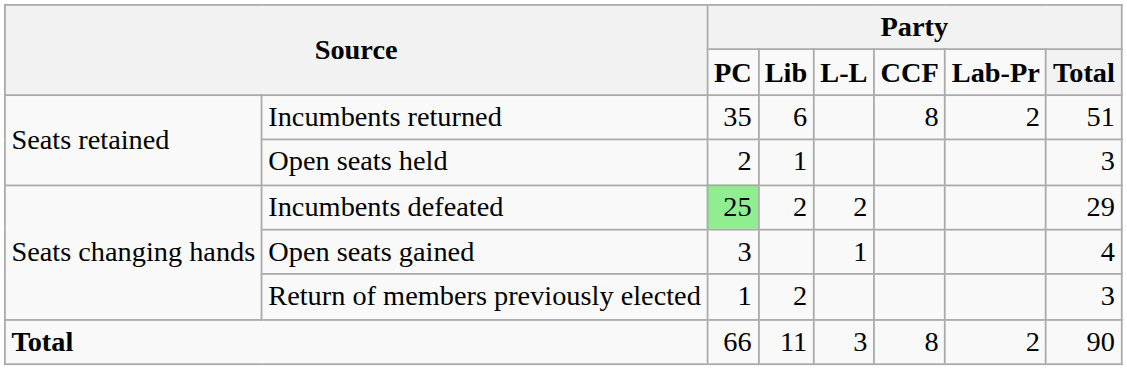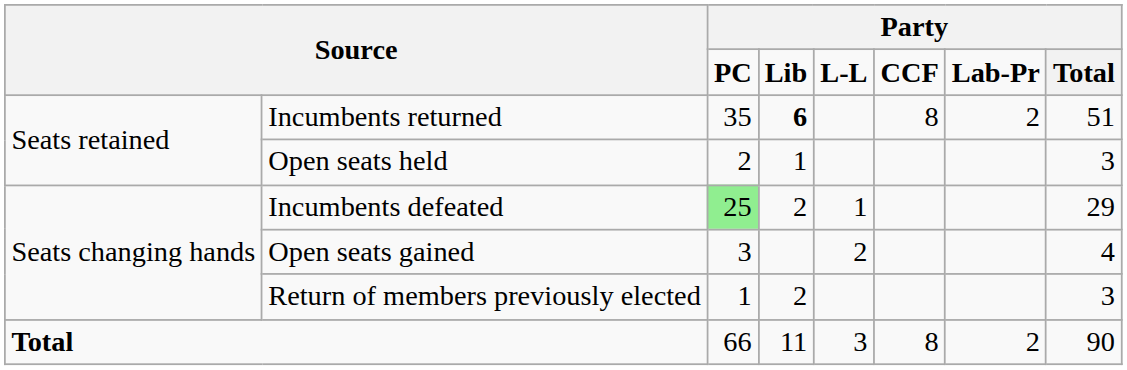(800, 116) normal -> (800, 116) bold
(860, 206) 2 -> (860, 206) 1
(860, 251) 1 -> (860, 251) 2
